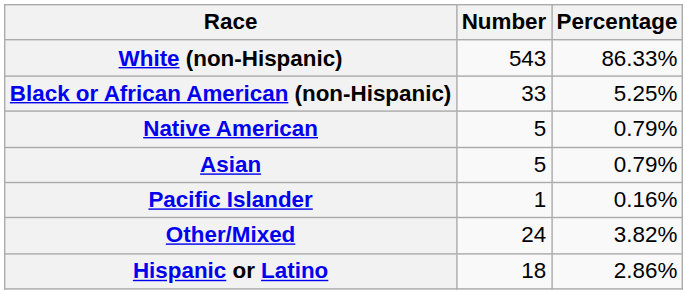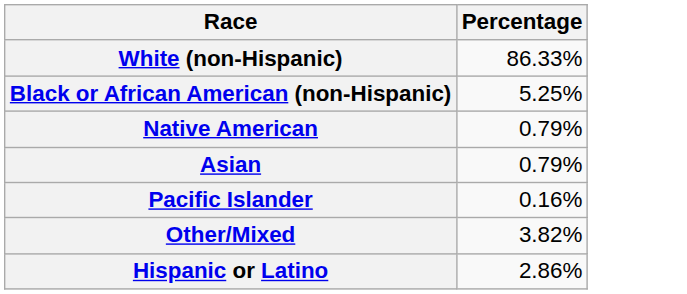- column: (504, 22)
